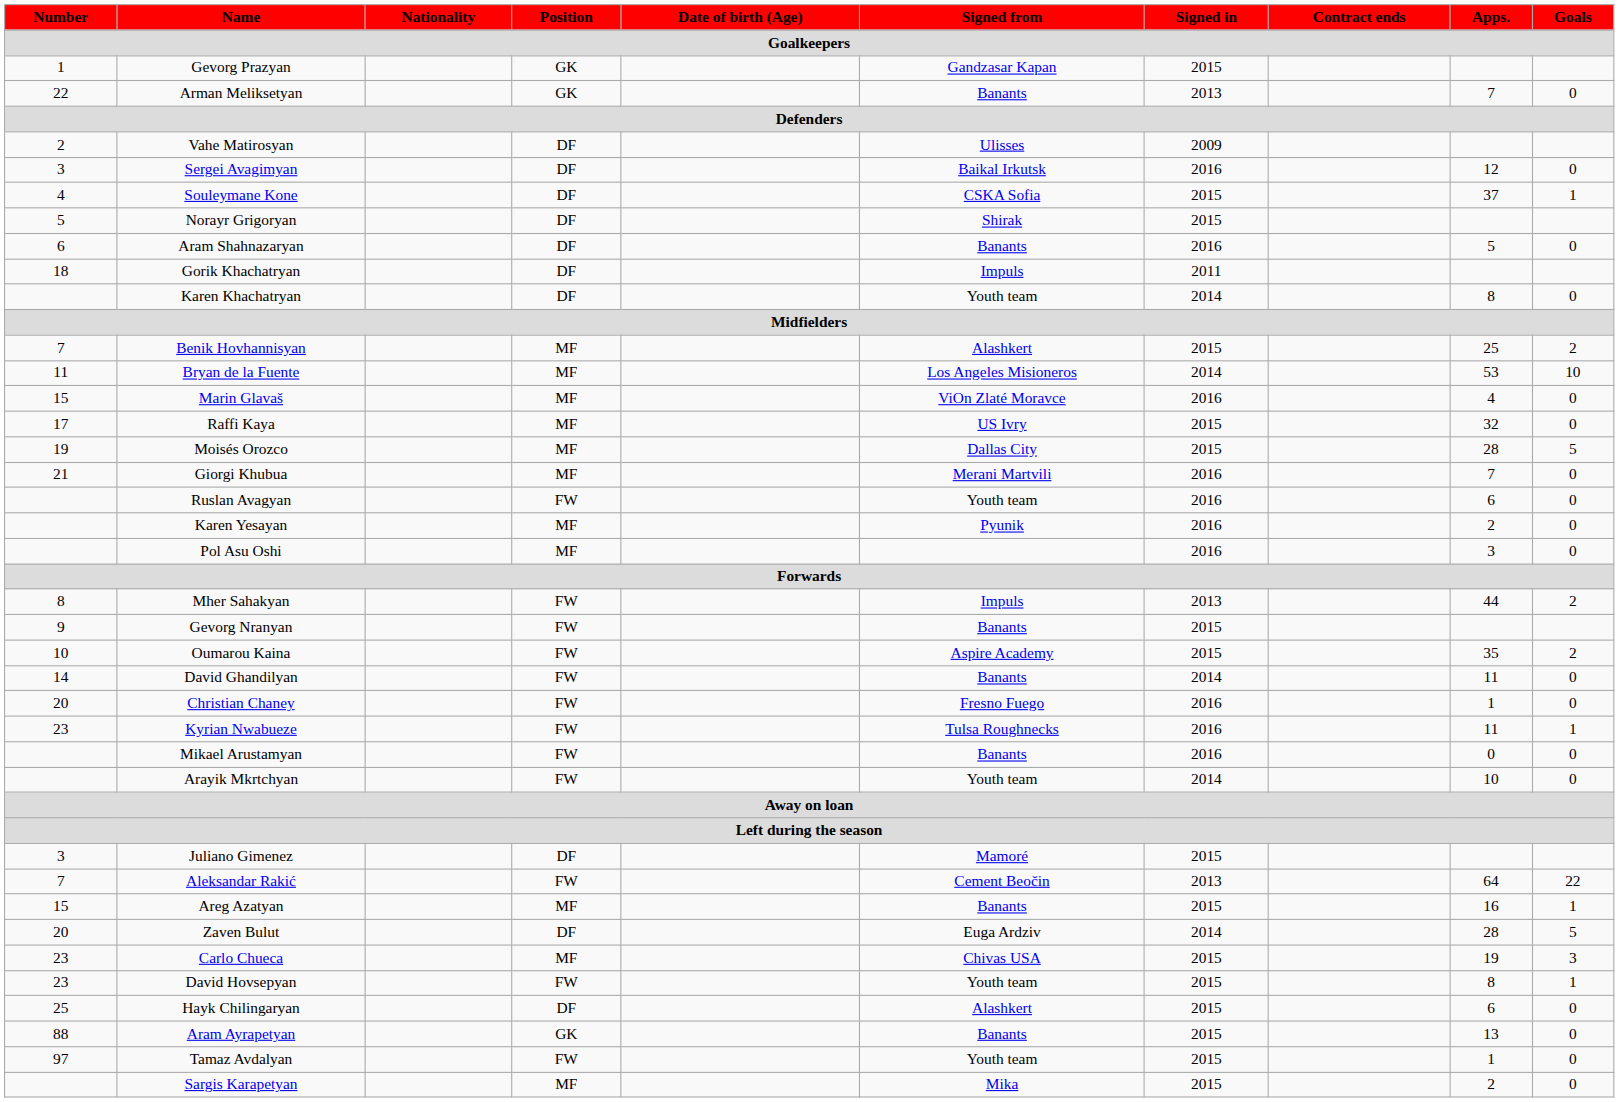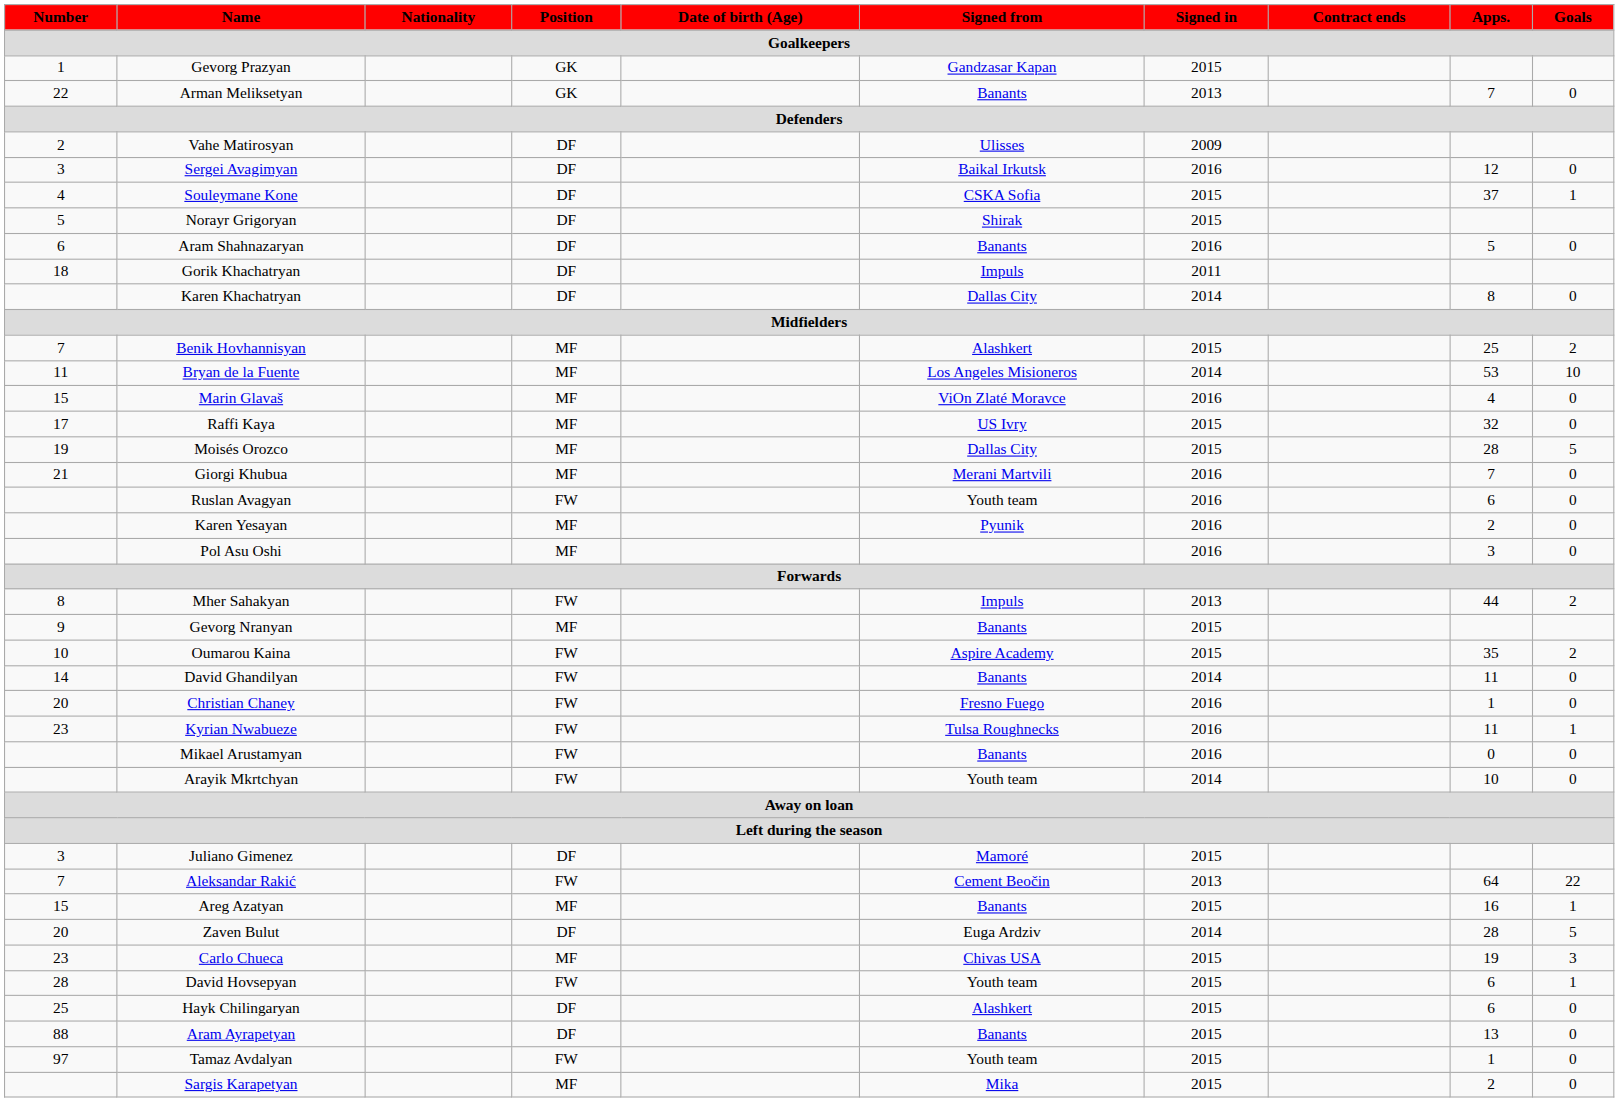(1002, 297) Youth team -> (1002, 297) Dallas City
(566, 627) FW -> (566, 627) MF
(61, 983) 23 -> (61, 983) 28
(1491, 983) 8 -> (1491, 983) 6
(566, 1034) GK -> (566, 1034) DF
